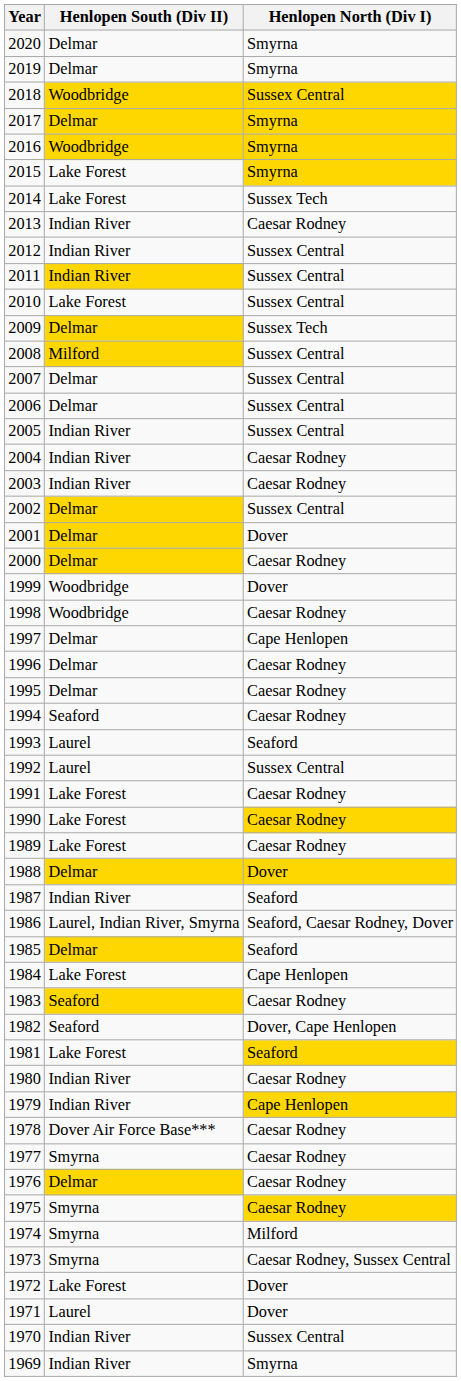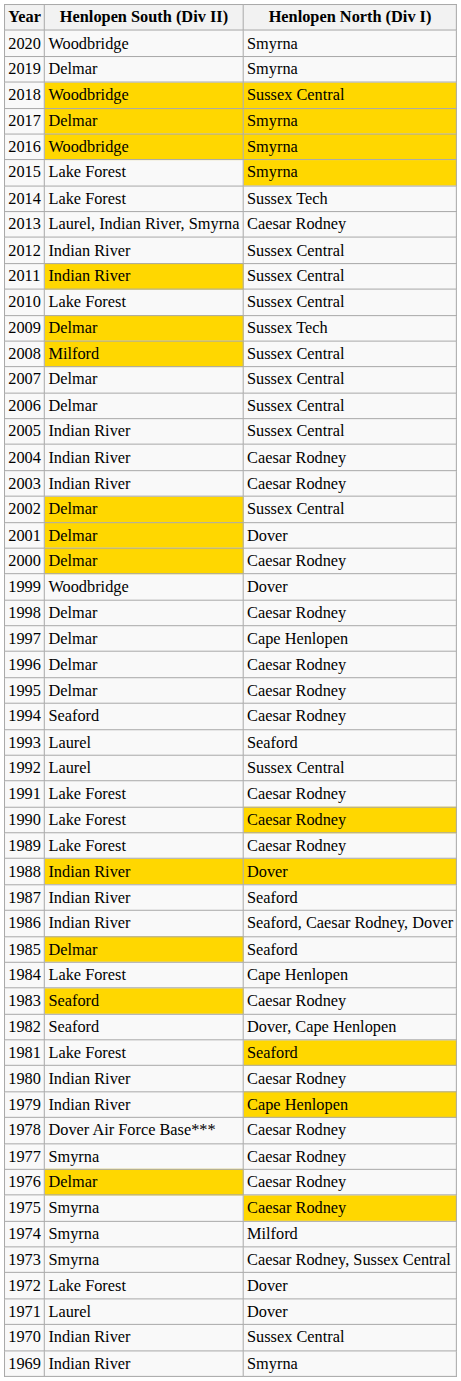(73, 43) Delmar -> (89, 43) Woodbridge
(89, 224) Indian River -> (144, 224) Laurel, Indian River, Smyrna
(89, 612) Woodbridge -> (73, 612) Delmar
(73, 871) Delmar -> (89, 871) Indian River
(144, 923) Laurel, Indian River, Smyrna -> (89, 923) Indian River
